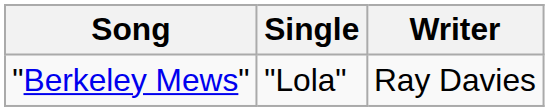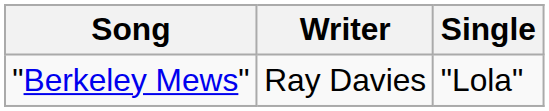columns swapped: (312, 29) <-> (455, 29)
